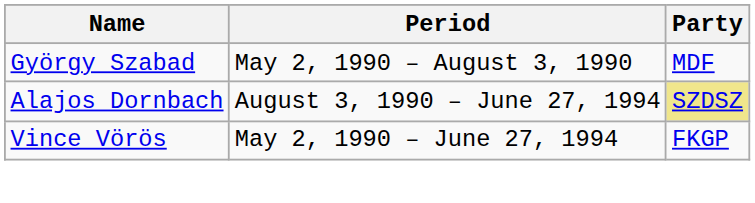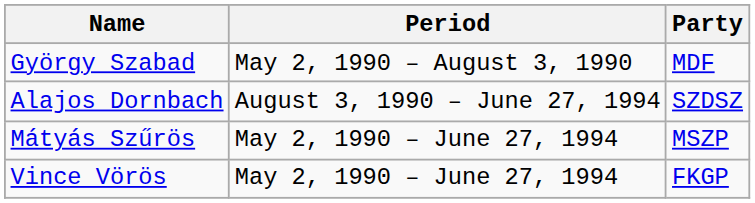(708, 101) khaki background -> (708, 101) no background
+ row: (103, 140)
